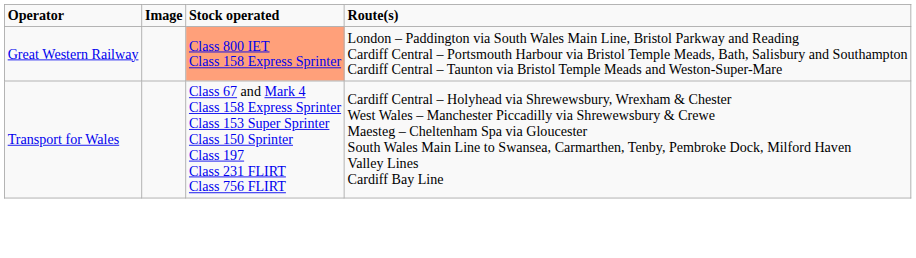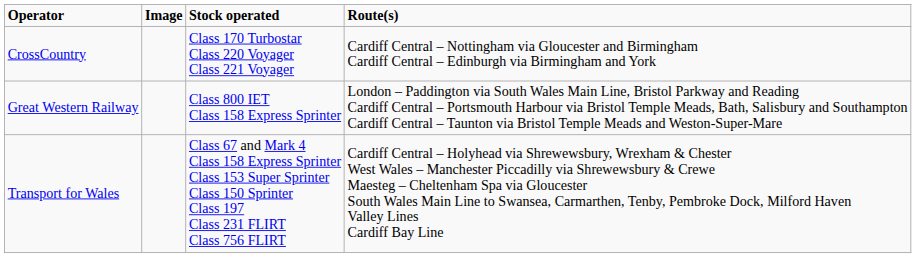+ row: (47, 53)
(265, 53) lightsalmon background -> (265, 107) no background
